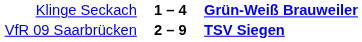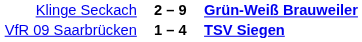(170, 10) 1 – 4 -> (170, 10) 2 – 9
(170, 30) 2 – 9 -> (170, 30) 1 – 4
